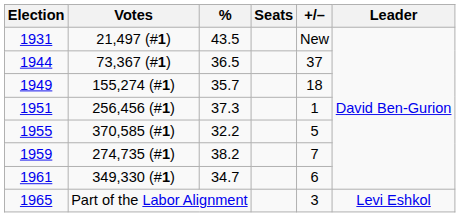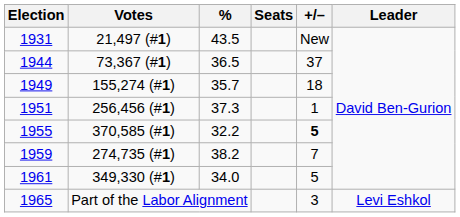(314, 131) normal -> (314, 131) bold
(225, 177) 34.7 -> (225, 177) 34.0
(314, 177) 6 -> (314, 177) 5
